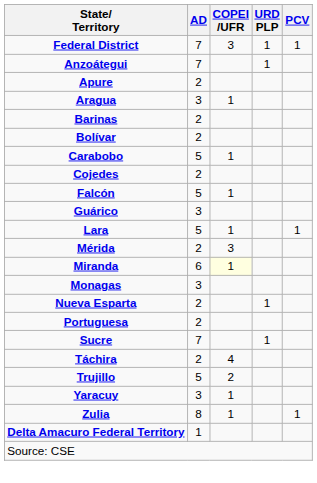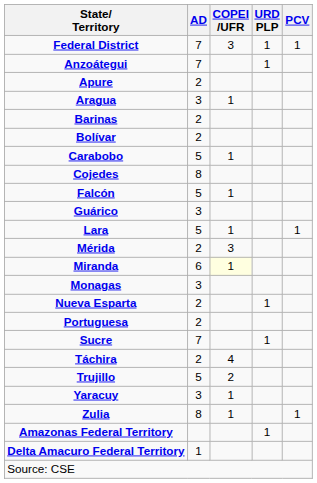(199, 174) 2 -> (199, 174) 8
+ row: (96, 432)
